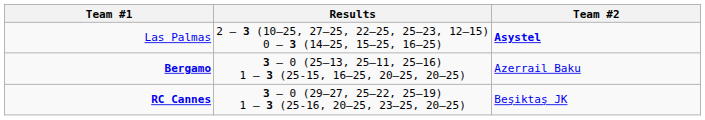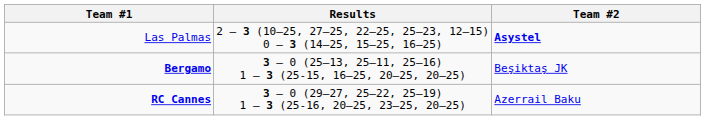(538, 69) Azerrail Baku -> (531, 69) Beşiktaş JK
(531, 99) Beşiktaş JK -> (538, 99) Azerrail Baku
